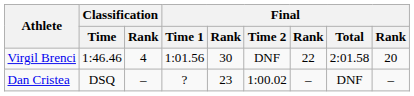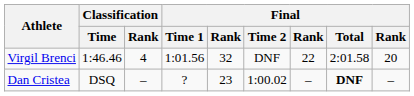(226, 58) 30 -> (226, 58) 32
(350, 80) normal -> (350, 80) bold
